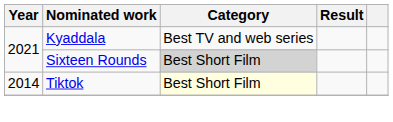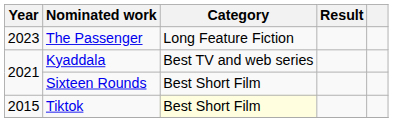+ row: (94, 38)
(212, 60) lightgrey background -> (212, 83) no background
(24, 83) 2014 -> (24, 106) 2015
